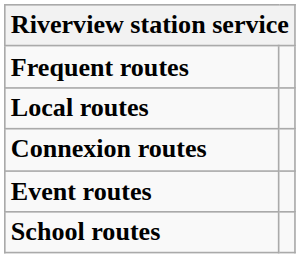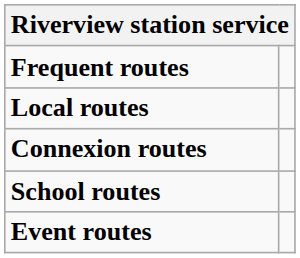rows swapped: (81, 190) <-> (86, 231)
